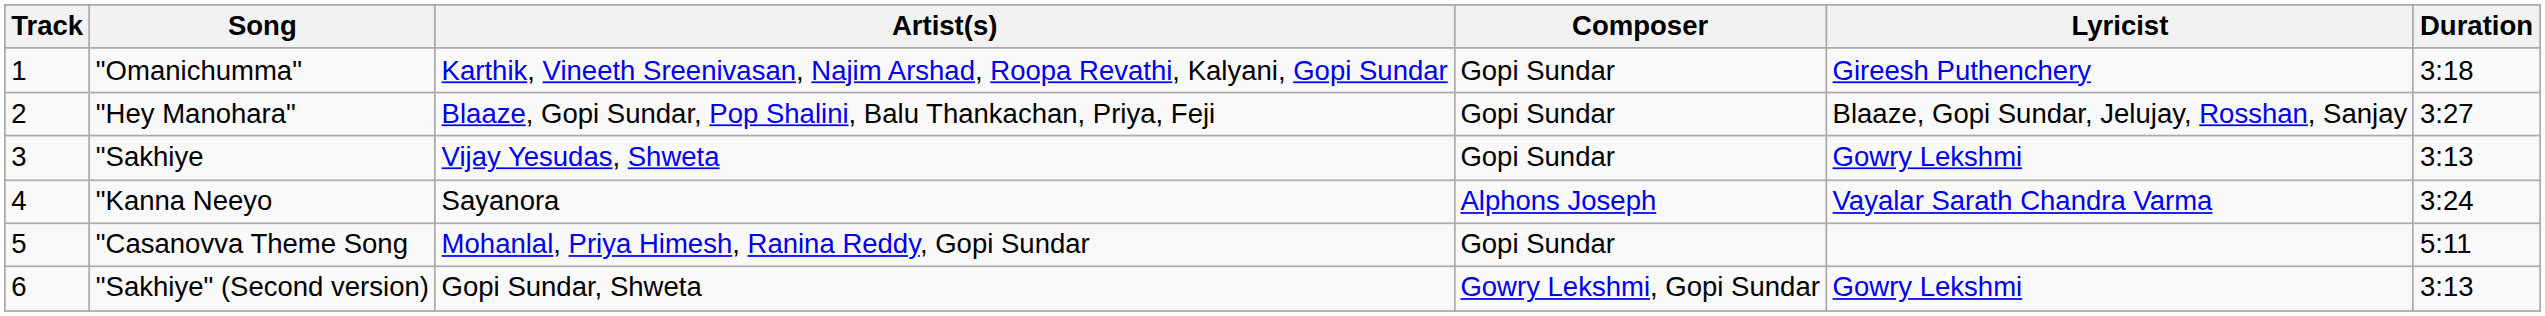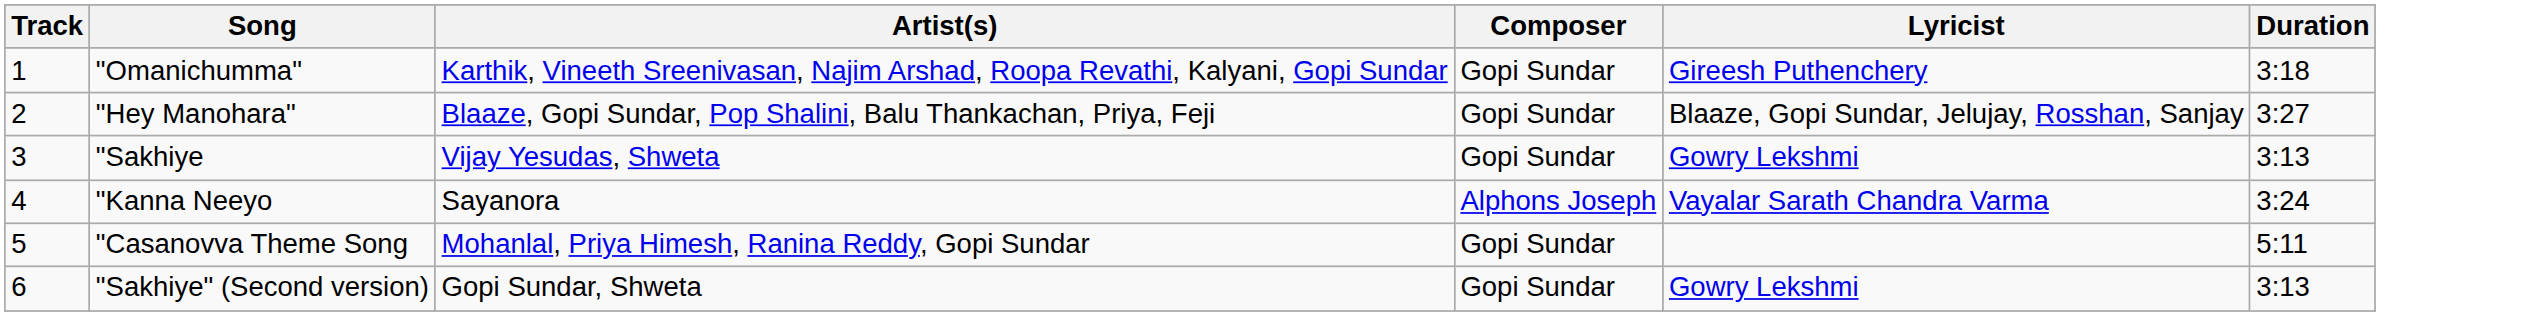(1640, 288) Gowry Lekshmi, Gopi Sundar -> (1538, 288) Gopi Sundar
